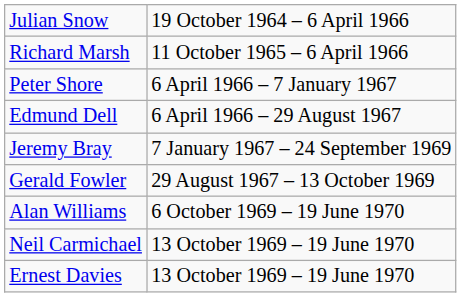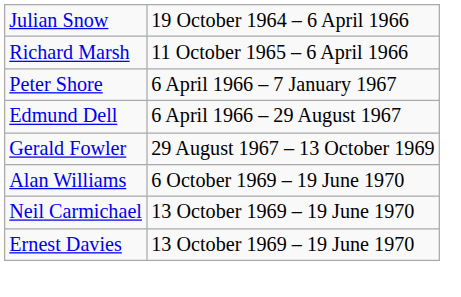- row: (61, 148)
